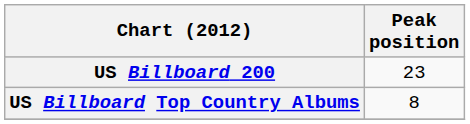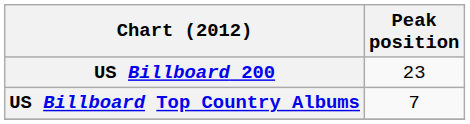(414, 103) 8 -> (414, 103) 7
